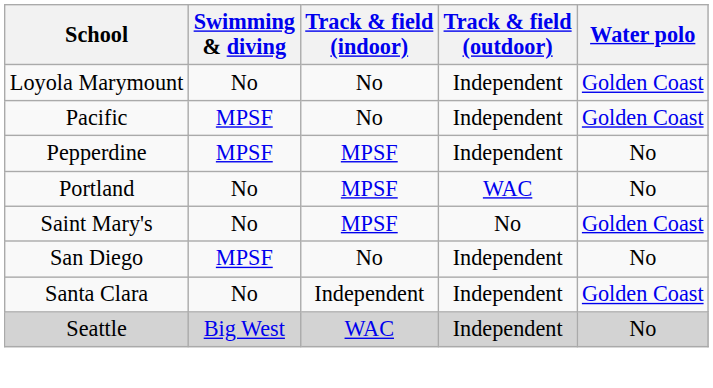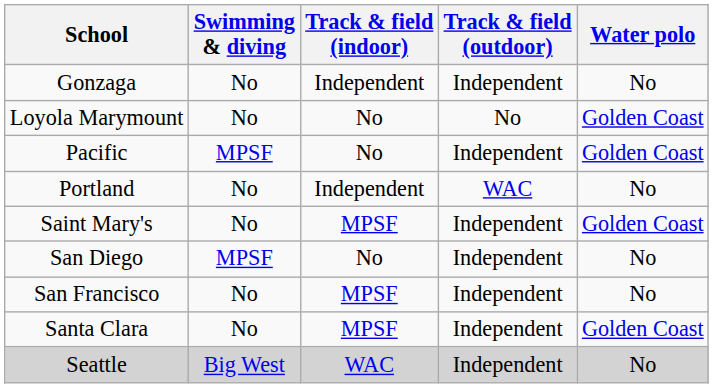+ row: (97, 82)
(508, 82) Independent -> (508, 117) No
- row: (97, 152)
(369, 188) MPSF -> (369, 188) Independent
(508, 223) No -> (508, 223) Independent
+ row: (97, 294)
(369, 294) Independent -> (369, 329) MPSF
